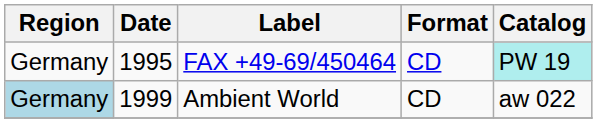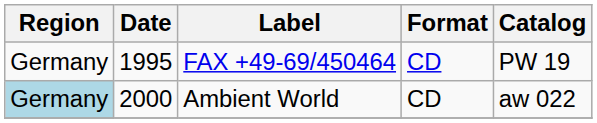(535, 61) paleturquoise background -> (535, 61) no background
(146, 99) 1999 -> (146, 99) 2000
